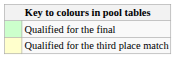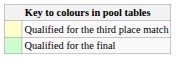rows swapped: (70, 29) <-> (97, 45)
